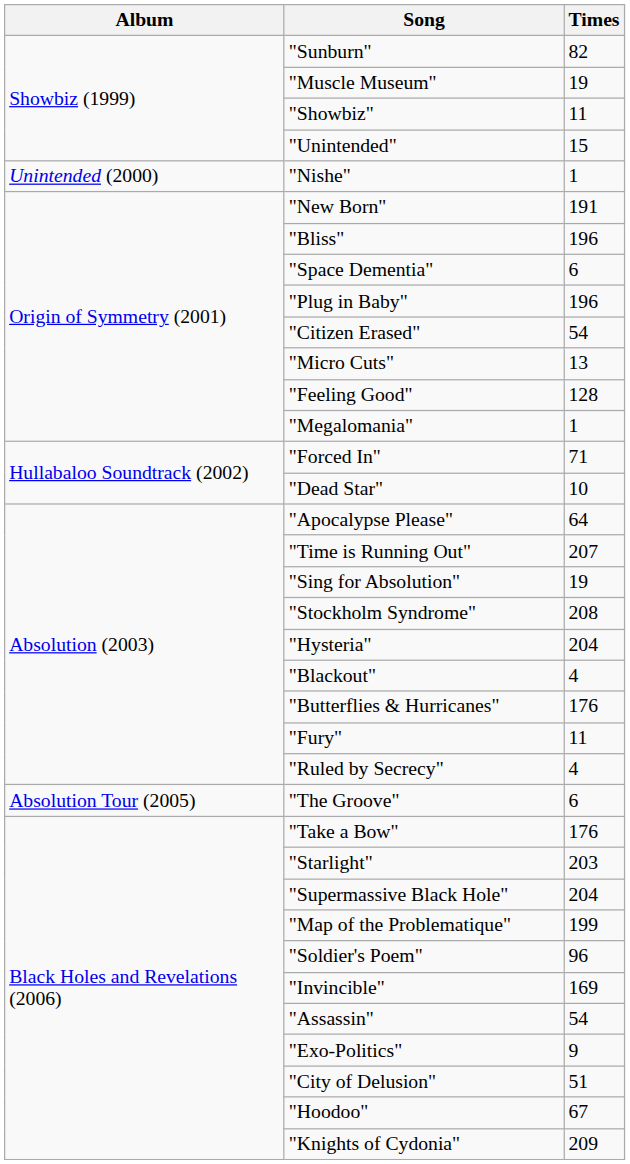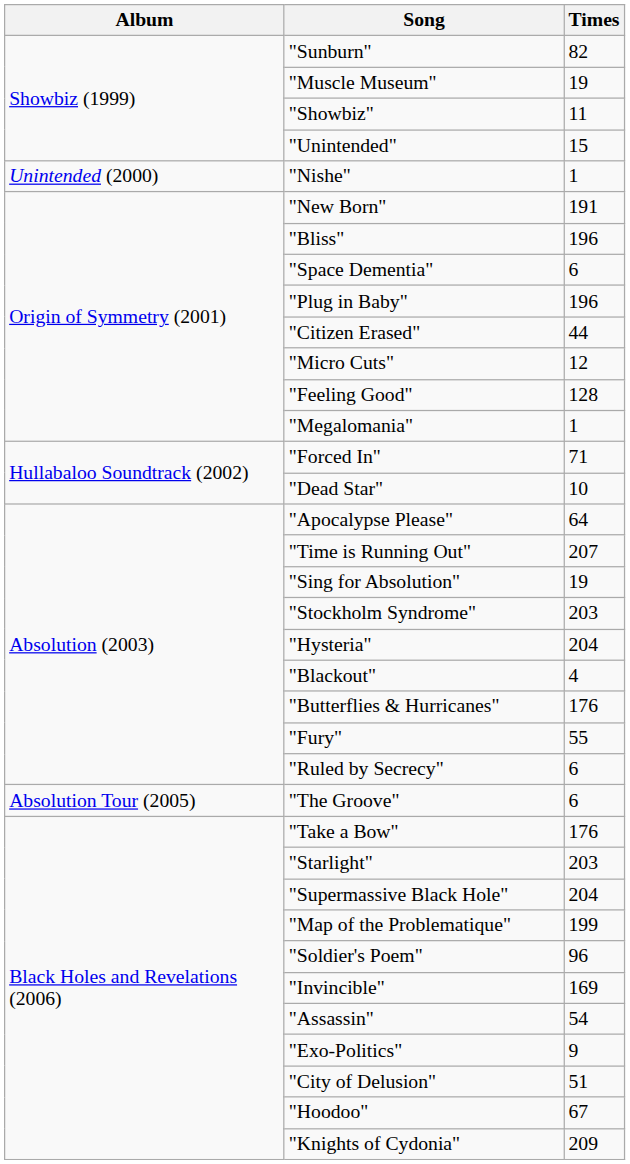(578, 332) 54 -> (578, 332) 44
(578, 363) 13 -> (578, 363) 12
(583, 613) 208 -> (583, 613) 203
(578, 737) 11 -> (578, 737) 55
(573, 769) 4 -> (573, 769) 6
